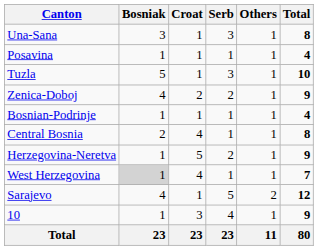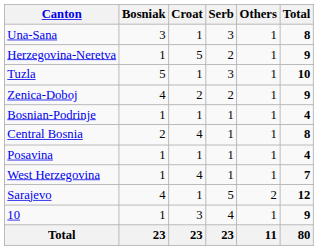rows swapped: (30, 54) <-> (62, 154)
(162, 174) lightgrey background -> (162, 174) no background
